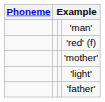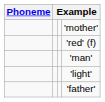rows swapped: (81, 27) <-> (81, 58)
